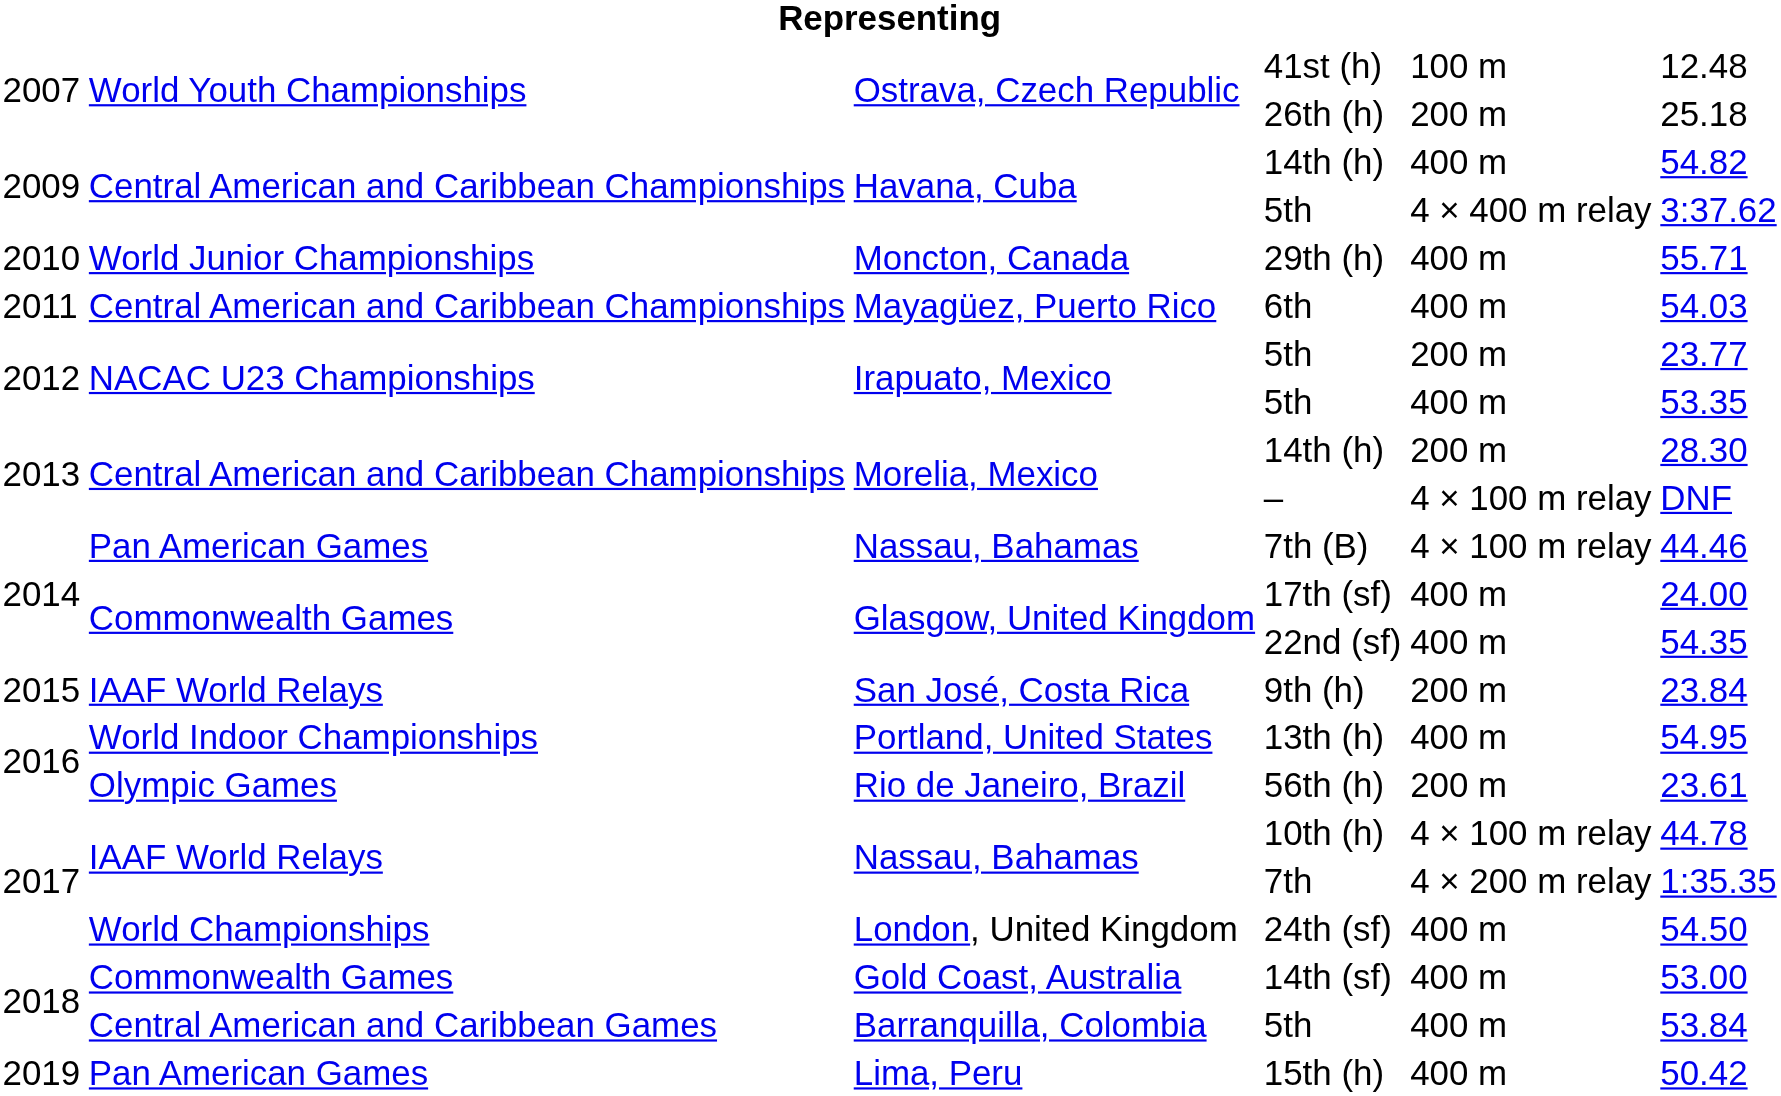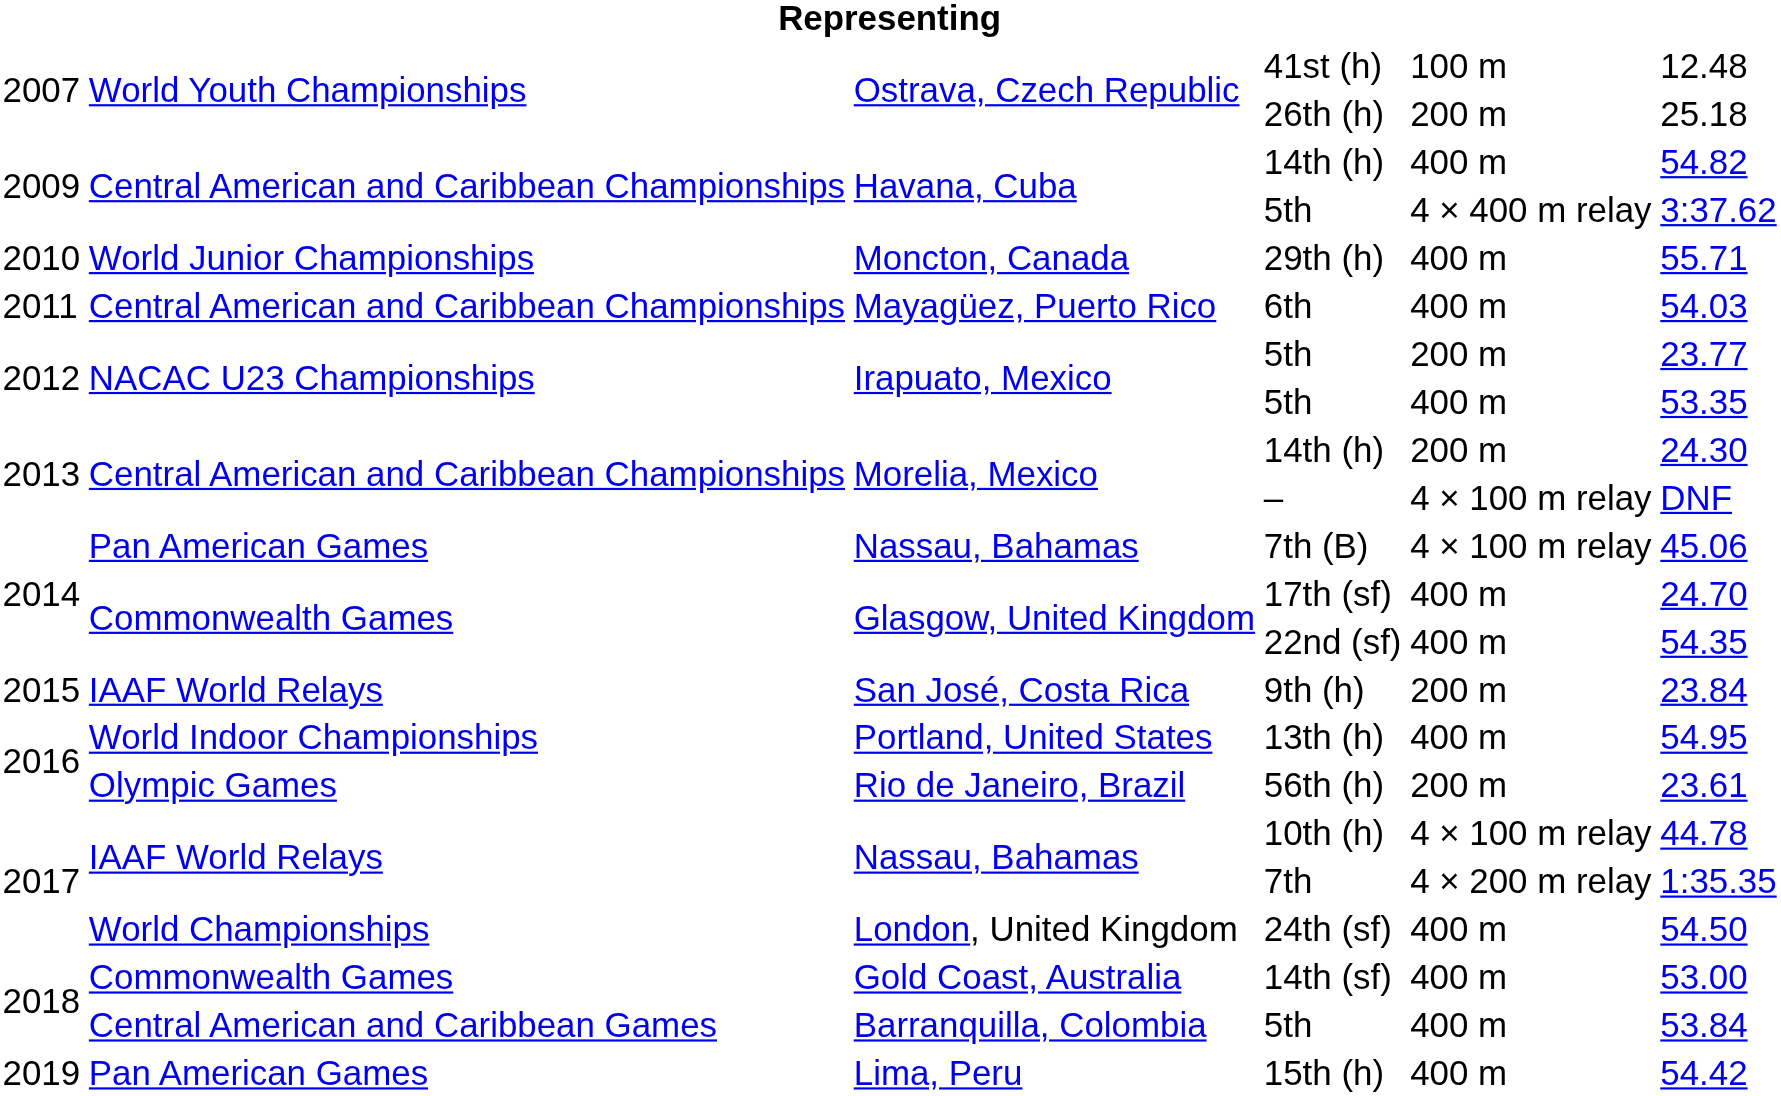(1704, 450) 28.30 -> (1704, 450) 24.30
(1704, 546) 44.46 -> (1704, 546) 45.06
(1704, 594) 24.00 -> (1704, 594) 24.70
(1704, 1073) 50.42 -> (1704, 1073) 54.42
